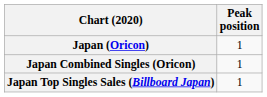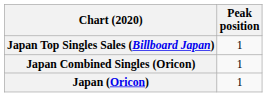rows swapped: (111, 45) <-> (111, 82)
